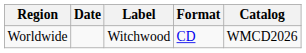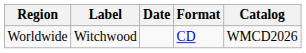columns swapped: (88, 15) <-> (139, 15)
